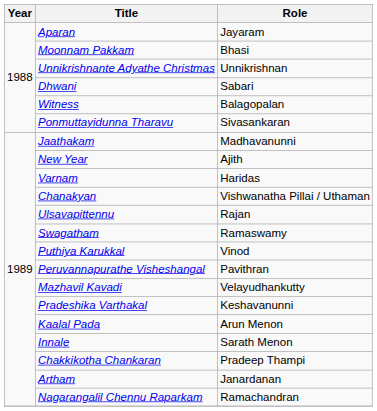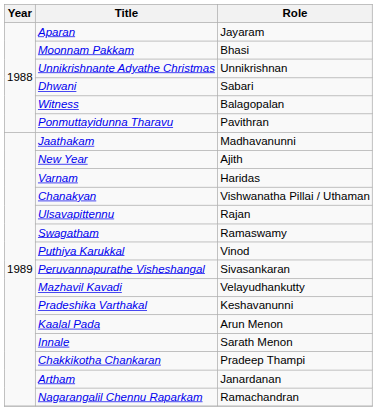(255, 123) Sivasankaran -> (245, 123) Pavithran
(245, 269) Pavithran -> (255, 269) Sivasankaran
